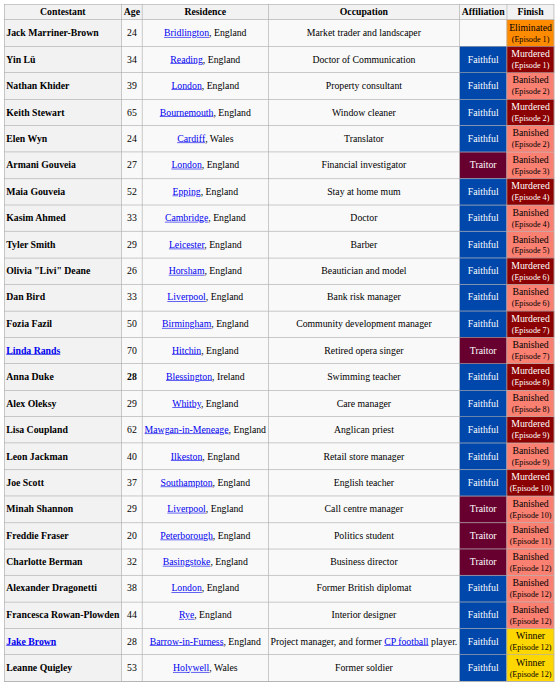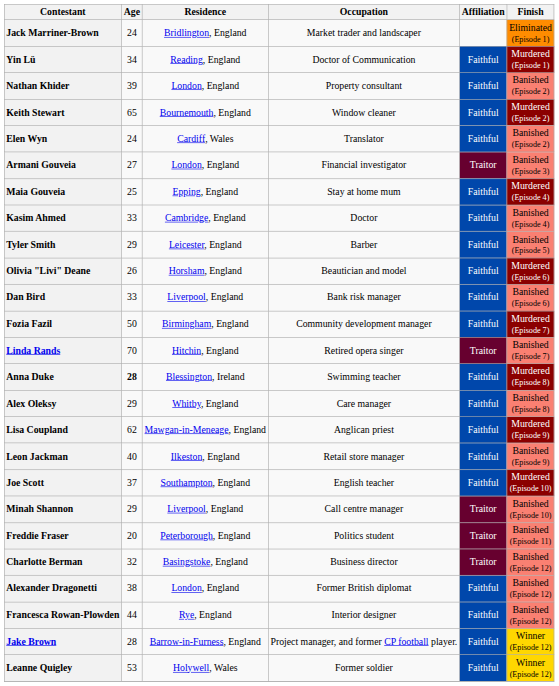(132, 191) 52 -> (132, 191) 25
